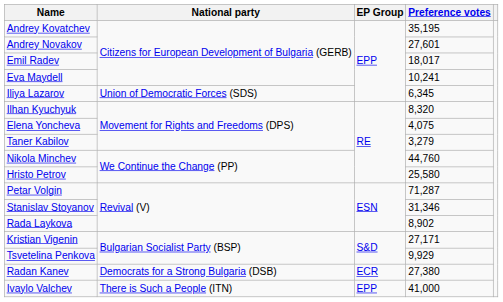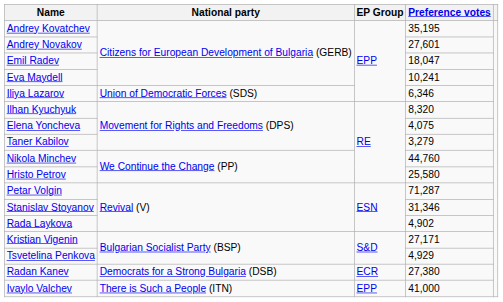(424, 61) 18,017 -> (424, 61) 18,047
(421, 93) 6,345 -> (421, 93) 6,346
(421, 223) 8,902 -> (421, 223) 4,902
(421, 256) 9,929 -> (421, 256) 4,929
